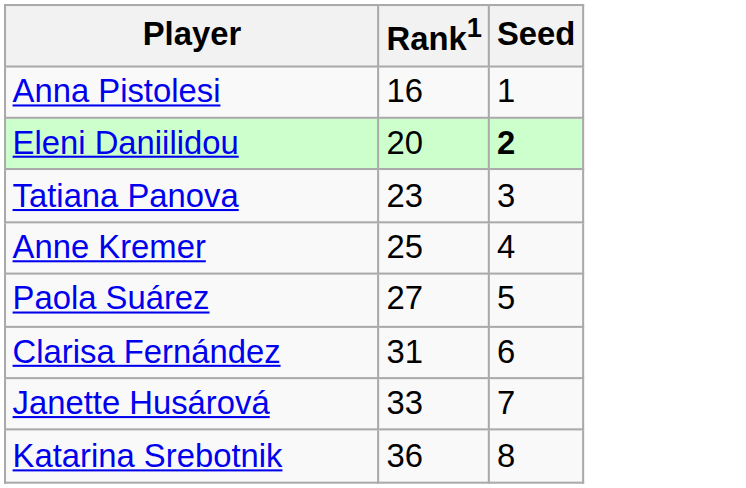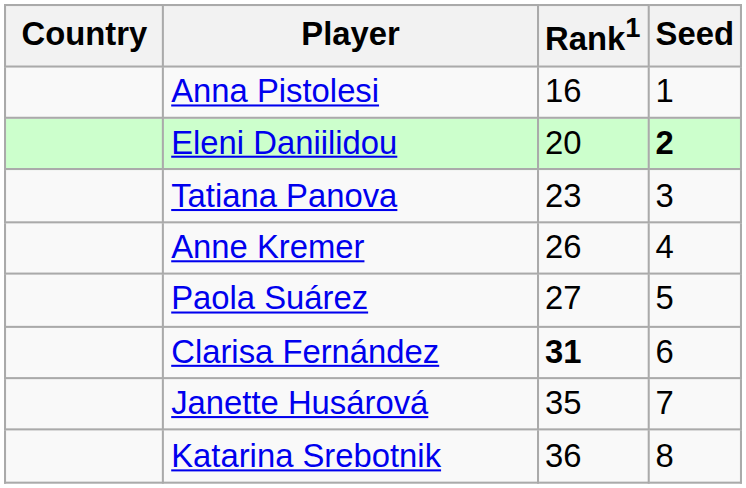+ column: (84, 34)
(405, 247) 25 -> (563, 247) 26
(405, 351) normal -> (563, 351) bold
(405, 403) 33 -> (563, 403) 35
